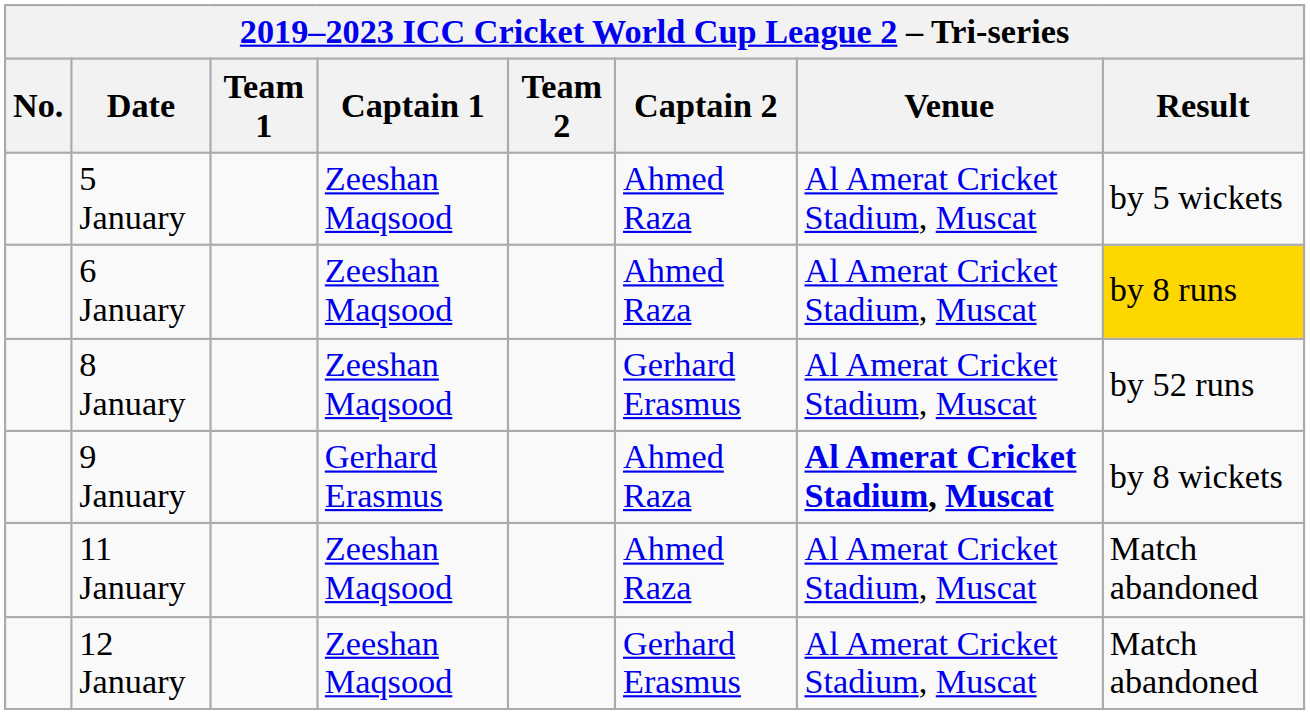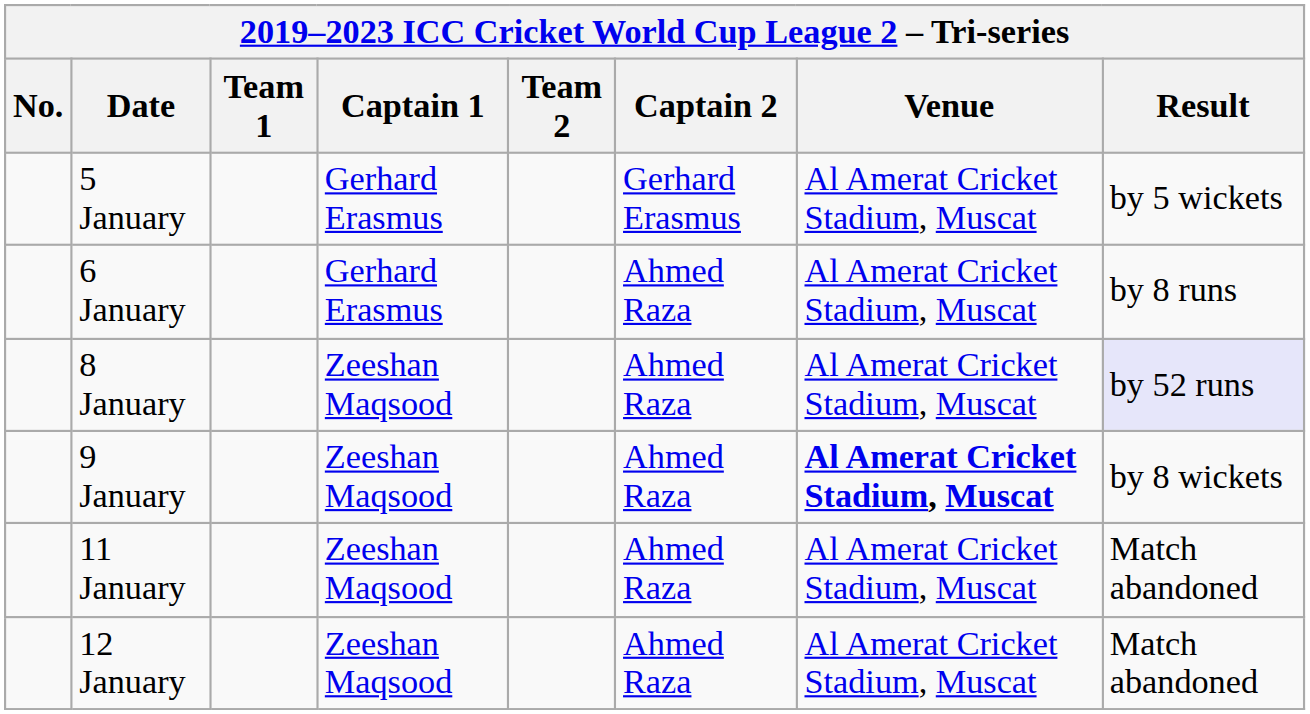(389, 198) Zeeshan Maqsood -> (384, 198) Gerhard Erasmus
(673, 198) Ahmed Raza -> (682, 198) Gerhard Erasmus
(389, 290) Zeeshan Maqsood -> (384, 290) Gerhard Erasmus
(1173, 290) gold background -> (1173, 290) no background
(682, 383) Gerhard Erasmus -> (673, 383) Ahmed Raza
(1182, 383) no background -> (1182, 383) lavender background
(384, 476) Gerhard Erasmus -> (389, 476) Zeeshan Maqsood
(682, 662) Gerhard Erasmus -> (673, 662) Ahmed Raza
